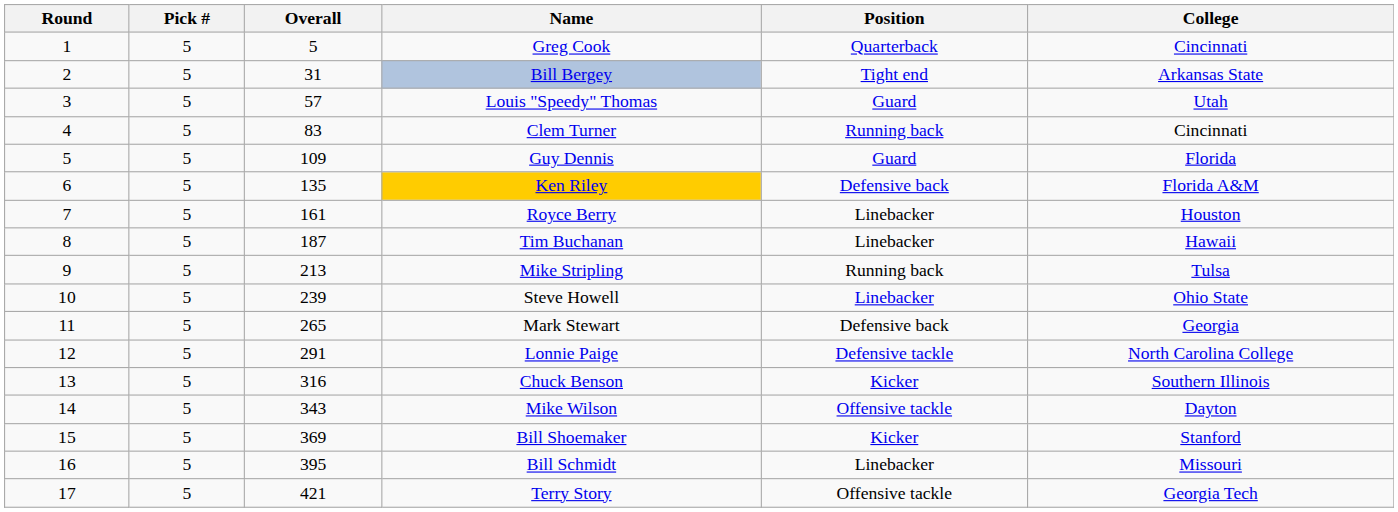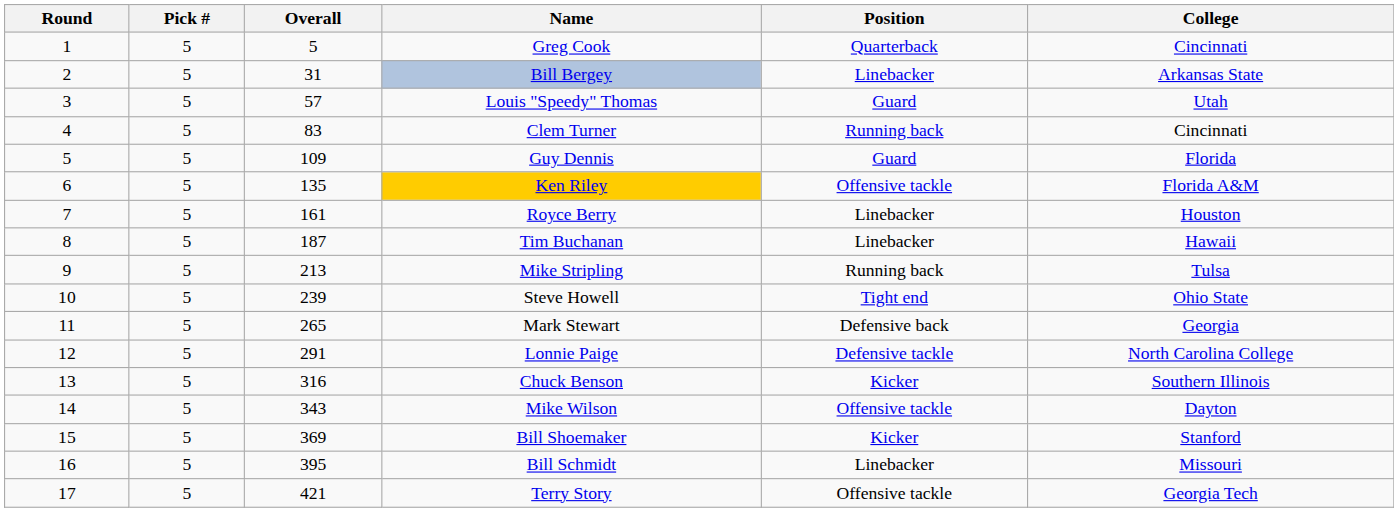(894, 74) Tight end -> (894, 74) Linebacker
(894, 185) Defensive back -> (894, 185) Offensive tackle
(894, 297) Linebacker -> (894, 297) Tight end
